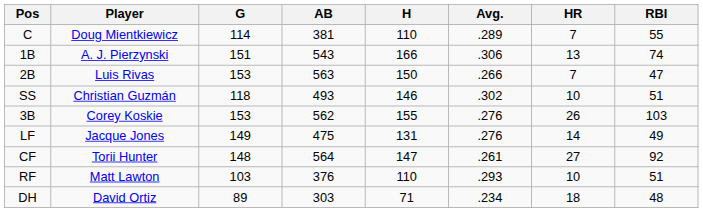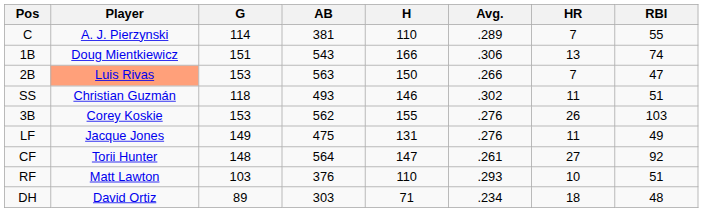(125, 34) Doug Mientkiewicz -> (125, 34) A. J. Pierzynski
(125, 55) A. J. Pierzynski -> (125, 55) Doug Mientkiewicz
(125, 75) no background -> (125, 75) lightsalmon background
(573, 95) 10 -> (573, 95) 11
(573, 136) 14 -> (573, 136) 11
